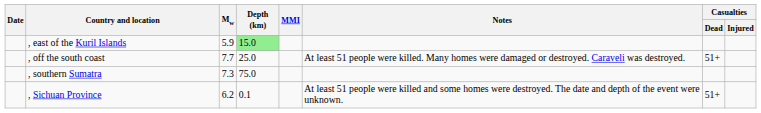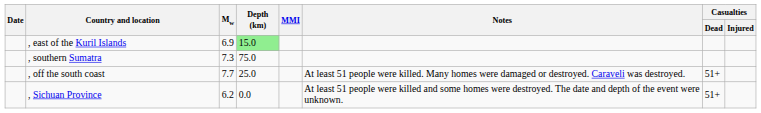(228, 43) 5.9 -> (228, 43) 6.9
rows swapped: (66, 58) <-> (65, 74)
(245, 95) 0.1 -> (245, 95) 0.0
